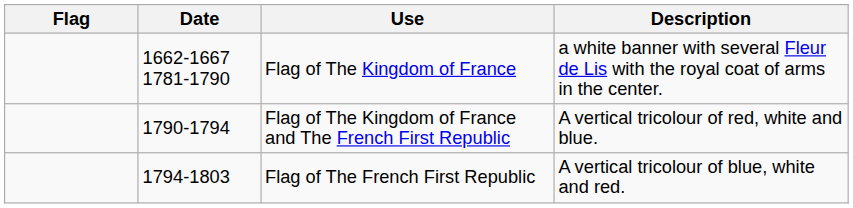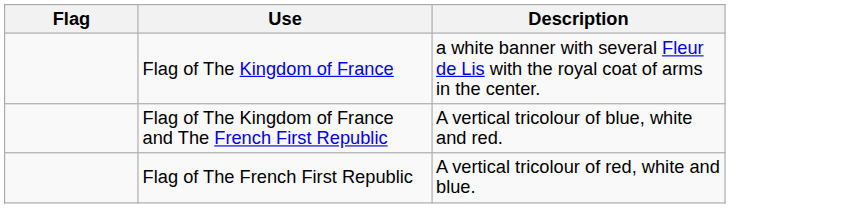- column: (200, 18)
(700, 128) A vertical tricolour of red, white and blue. -> (564, 128) A vertical tricolour of blue, white and red.
(687, 177) A vertical tricolour of blue, white and red. -> (578, 177) A vertical tricolour of red, white and blue.
